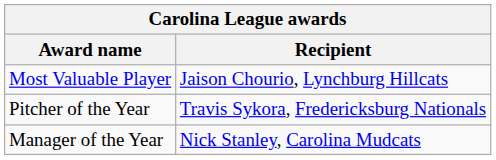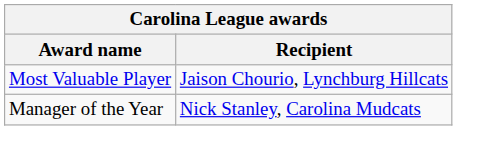- row: (79, 109)
